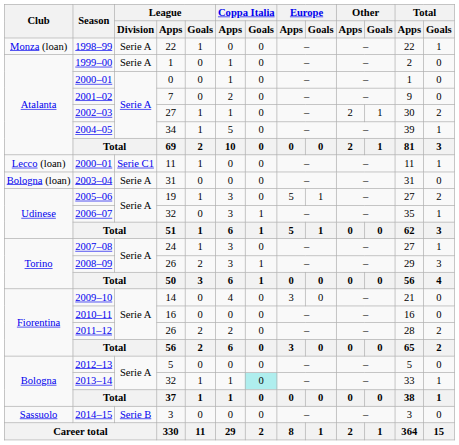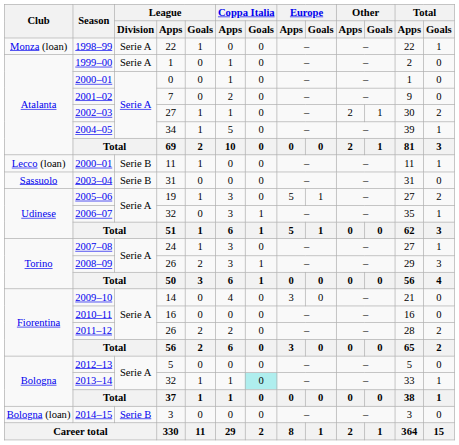(136, 163) Serie C1 -> (136, 163) Serie B
(39, 180) Bologna (loan) -> (39, 180) Sassuolo
(136, 180) Serie A -> (136, 180) Serie B
(39, 414) Sassuolo -> (39, 414) Bologna (loan)
